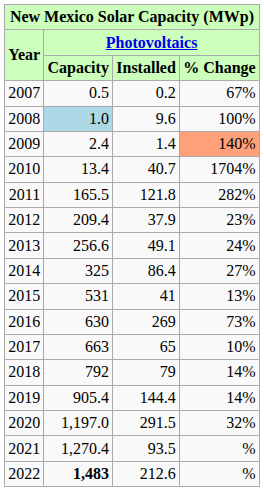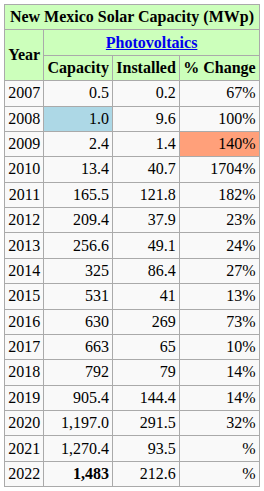(237, 194) 282% -> (237, 194) 182%
